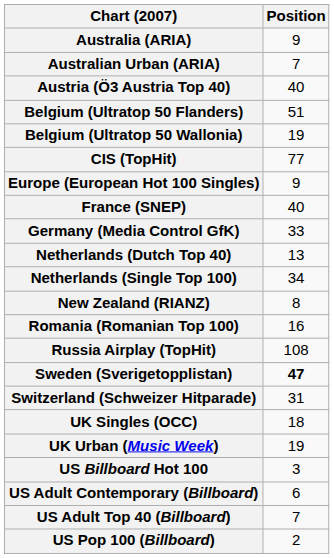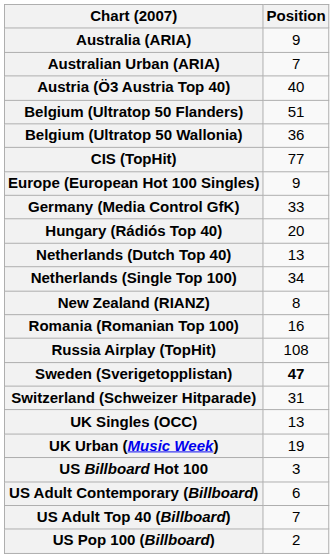(296, 135) 19 -> (296, 135) 36
- row: (134, 207)
+ row: (134, 231)
(296, 421) 18 -> (296, 421) 13
